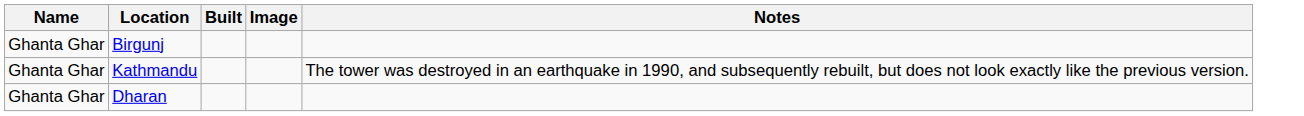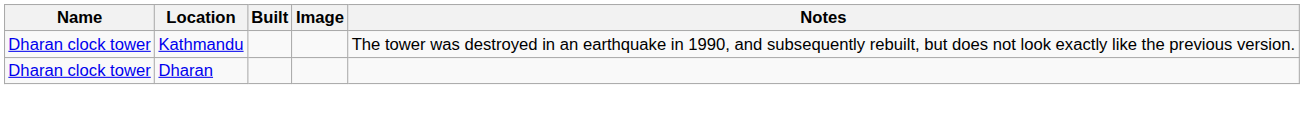- row: (138, 44)
(56, 70) Ghanta Ghar -> (80, 44) Dharan clock tower
(56, 96) Ghanta Ghar -> (80, 70) Dharan clock tower
